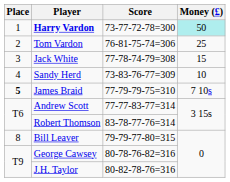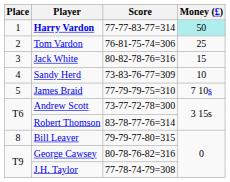(140, 28) 73-77-72-78=300 -> (140, 28) 77-77-83-77=314
(140, 59) 77-78-74-79=308 -> (140, 59) 80-82-78-76=316
(18, 91) bold -> (18, 91) normal
(140, 106) 77-77-83-77=314 -> (140, 106) 73-77-72-78=300
(140, 169) 80-82-78-76=316 -> (140, 169) 77-78-74-79=308
